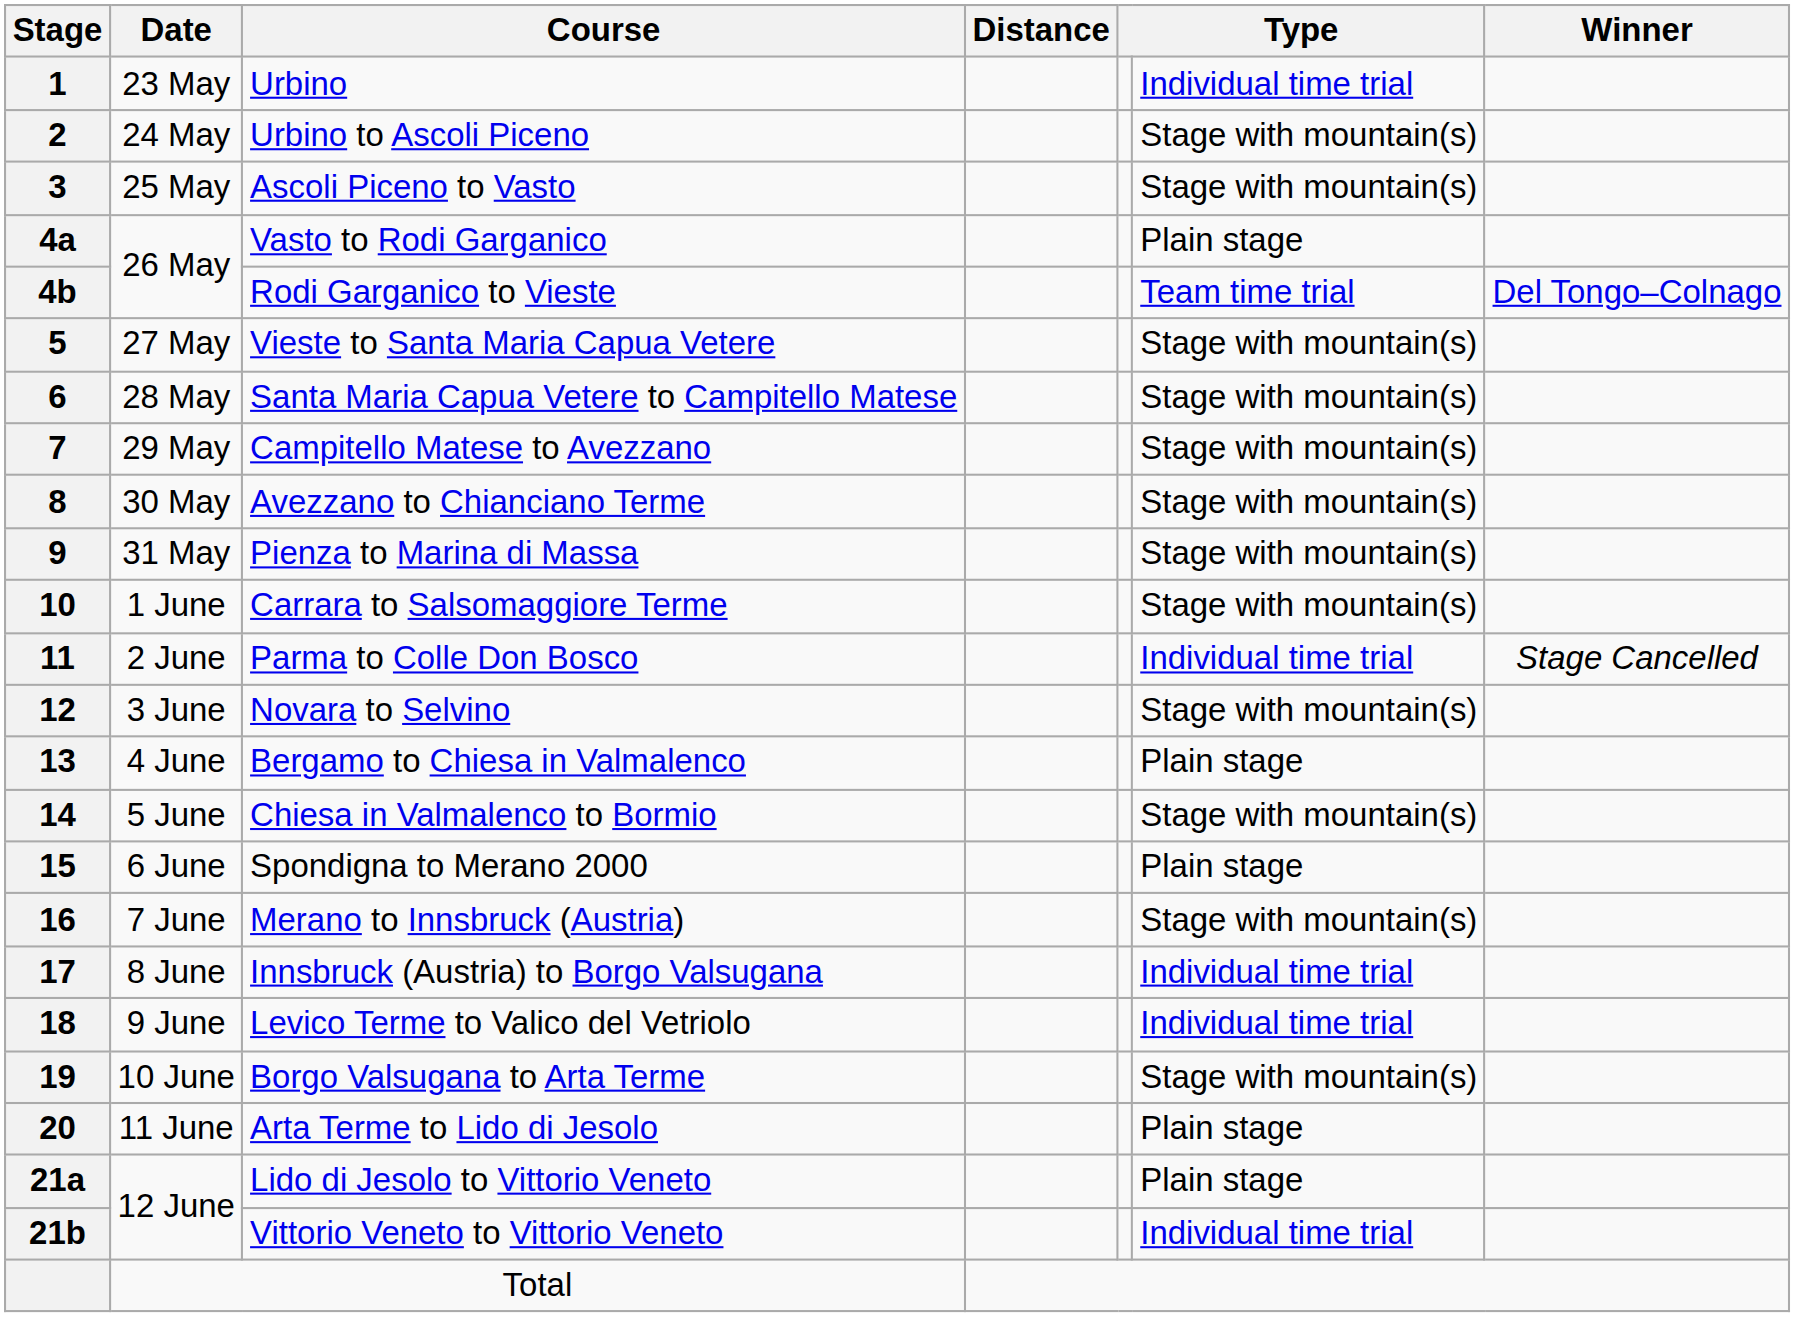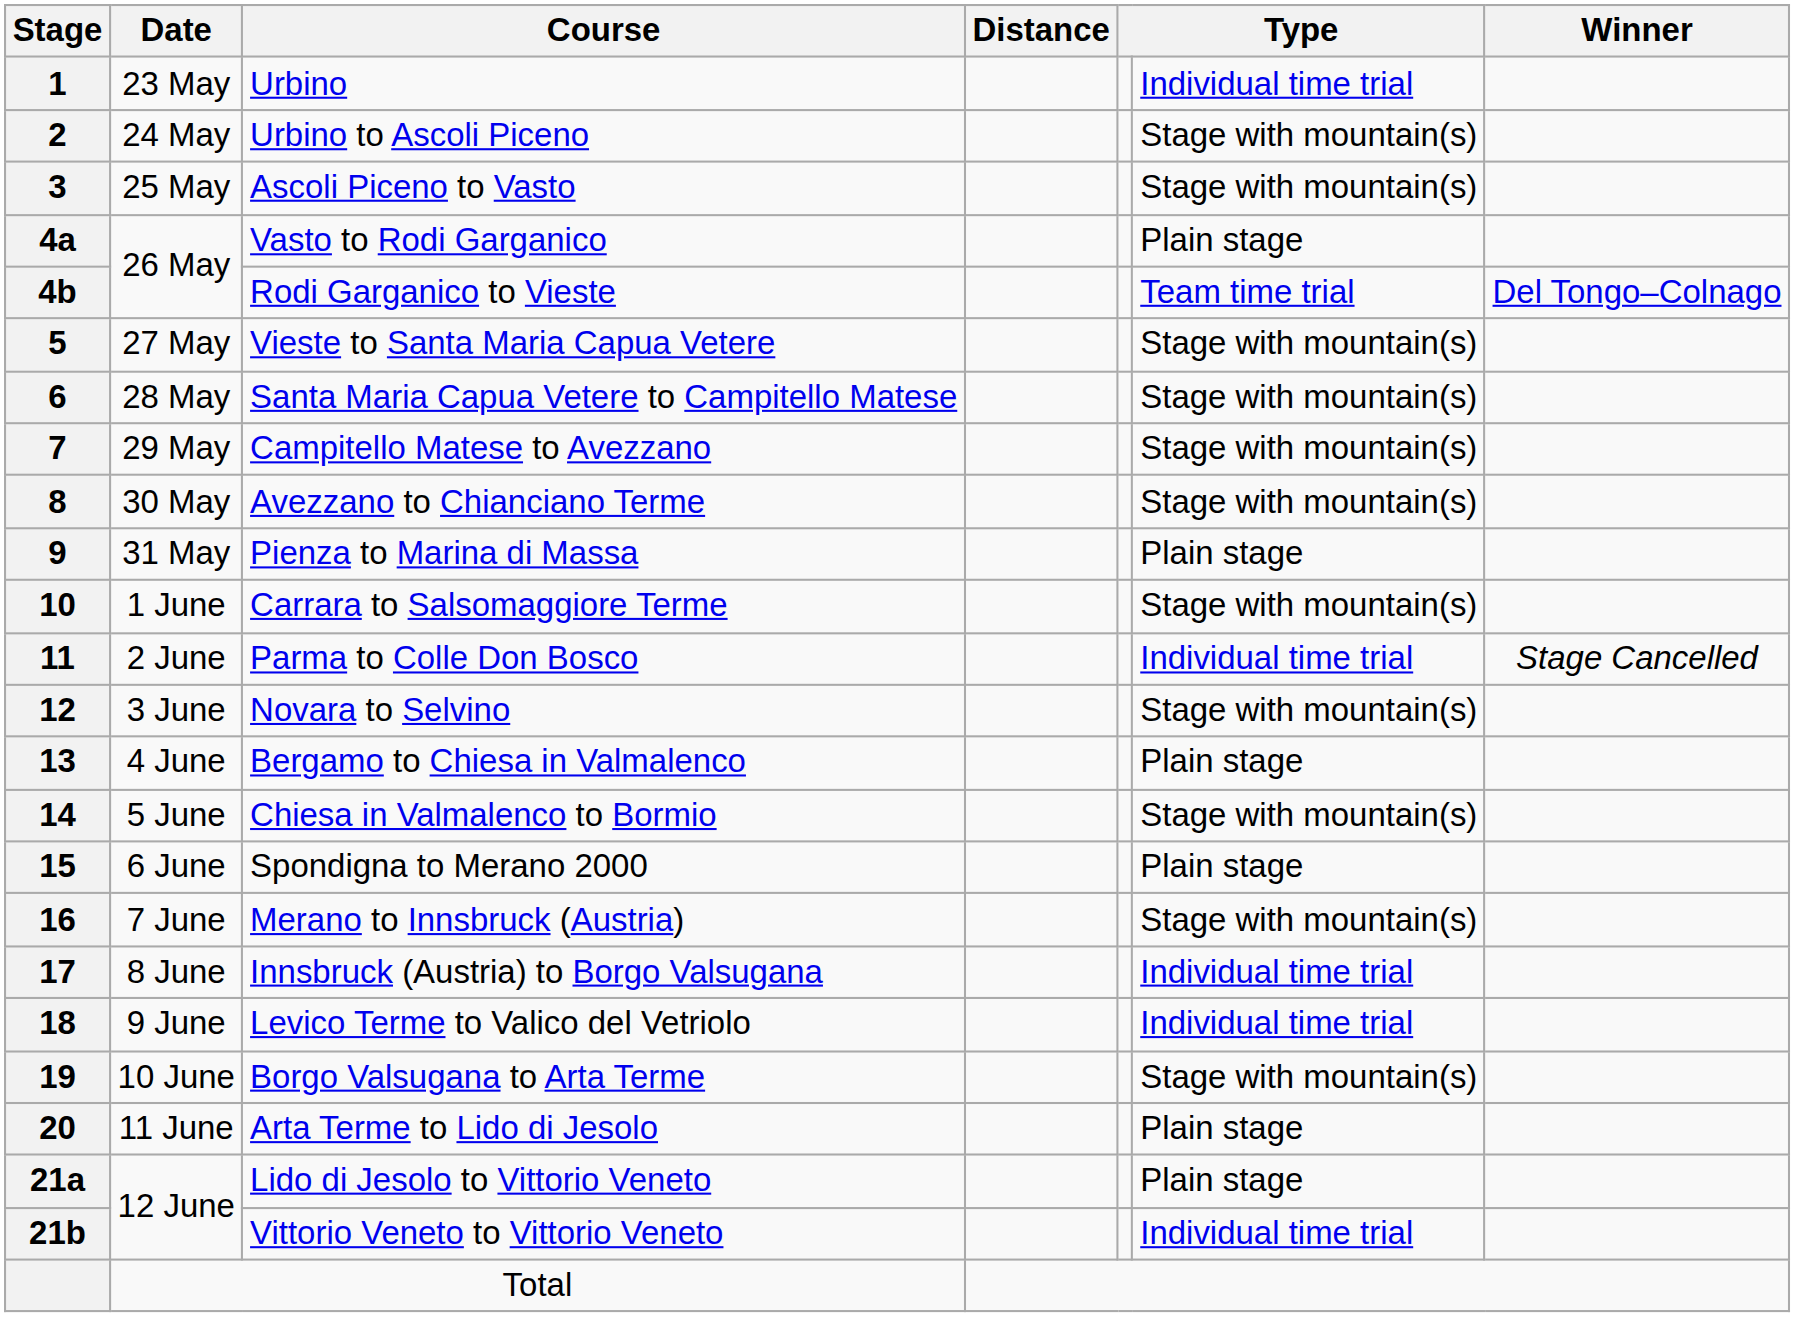(1309, 553) Stage with mountain(s) -> (1222, 553) Plain stage
